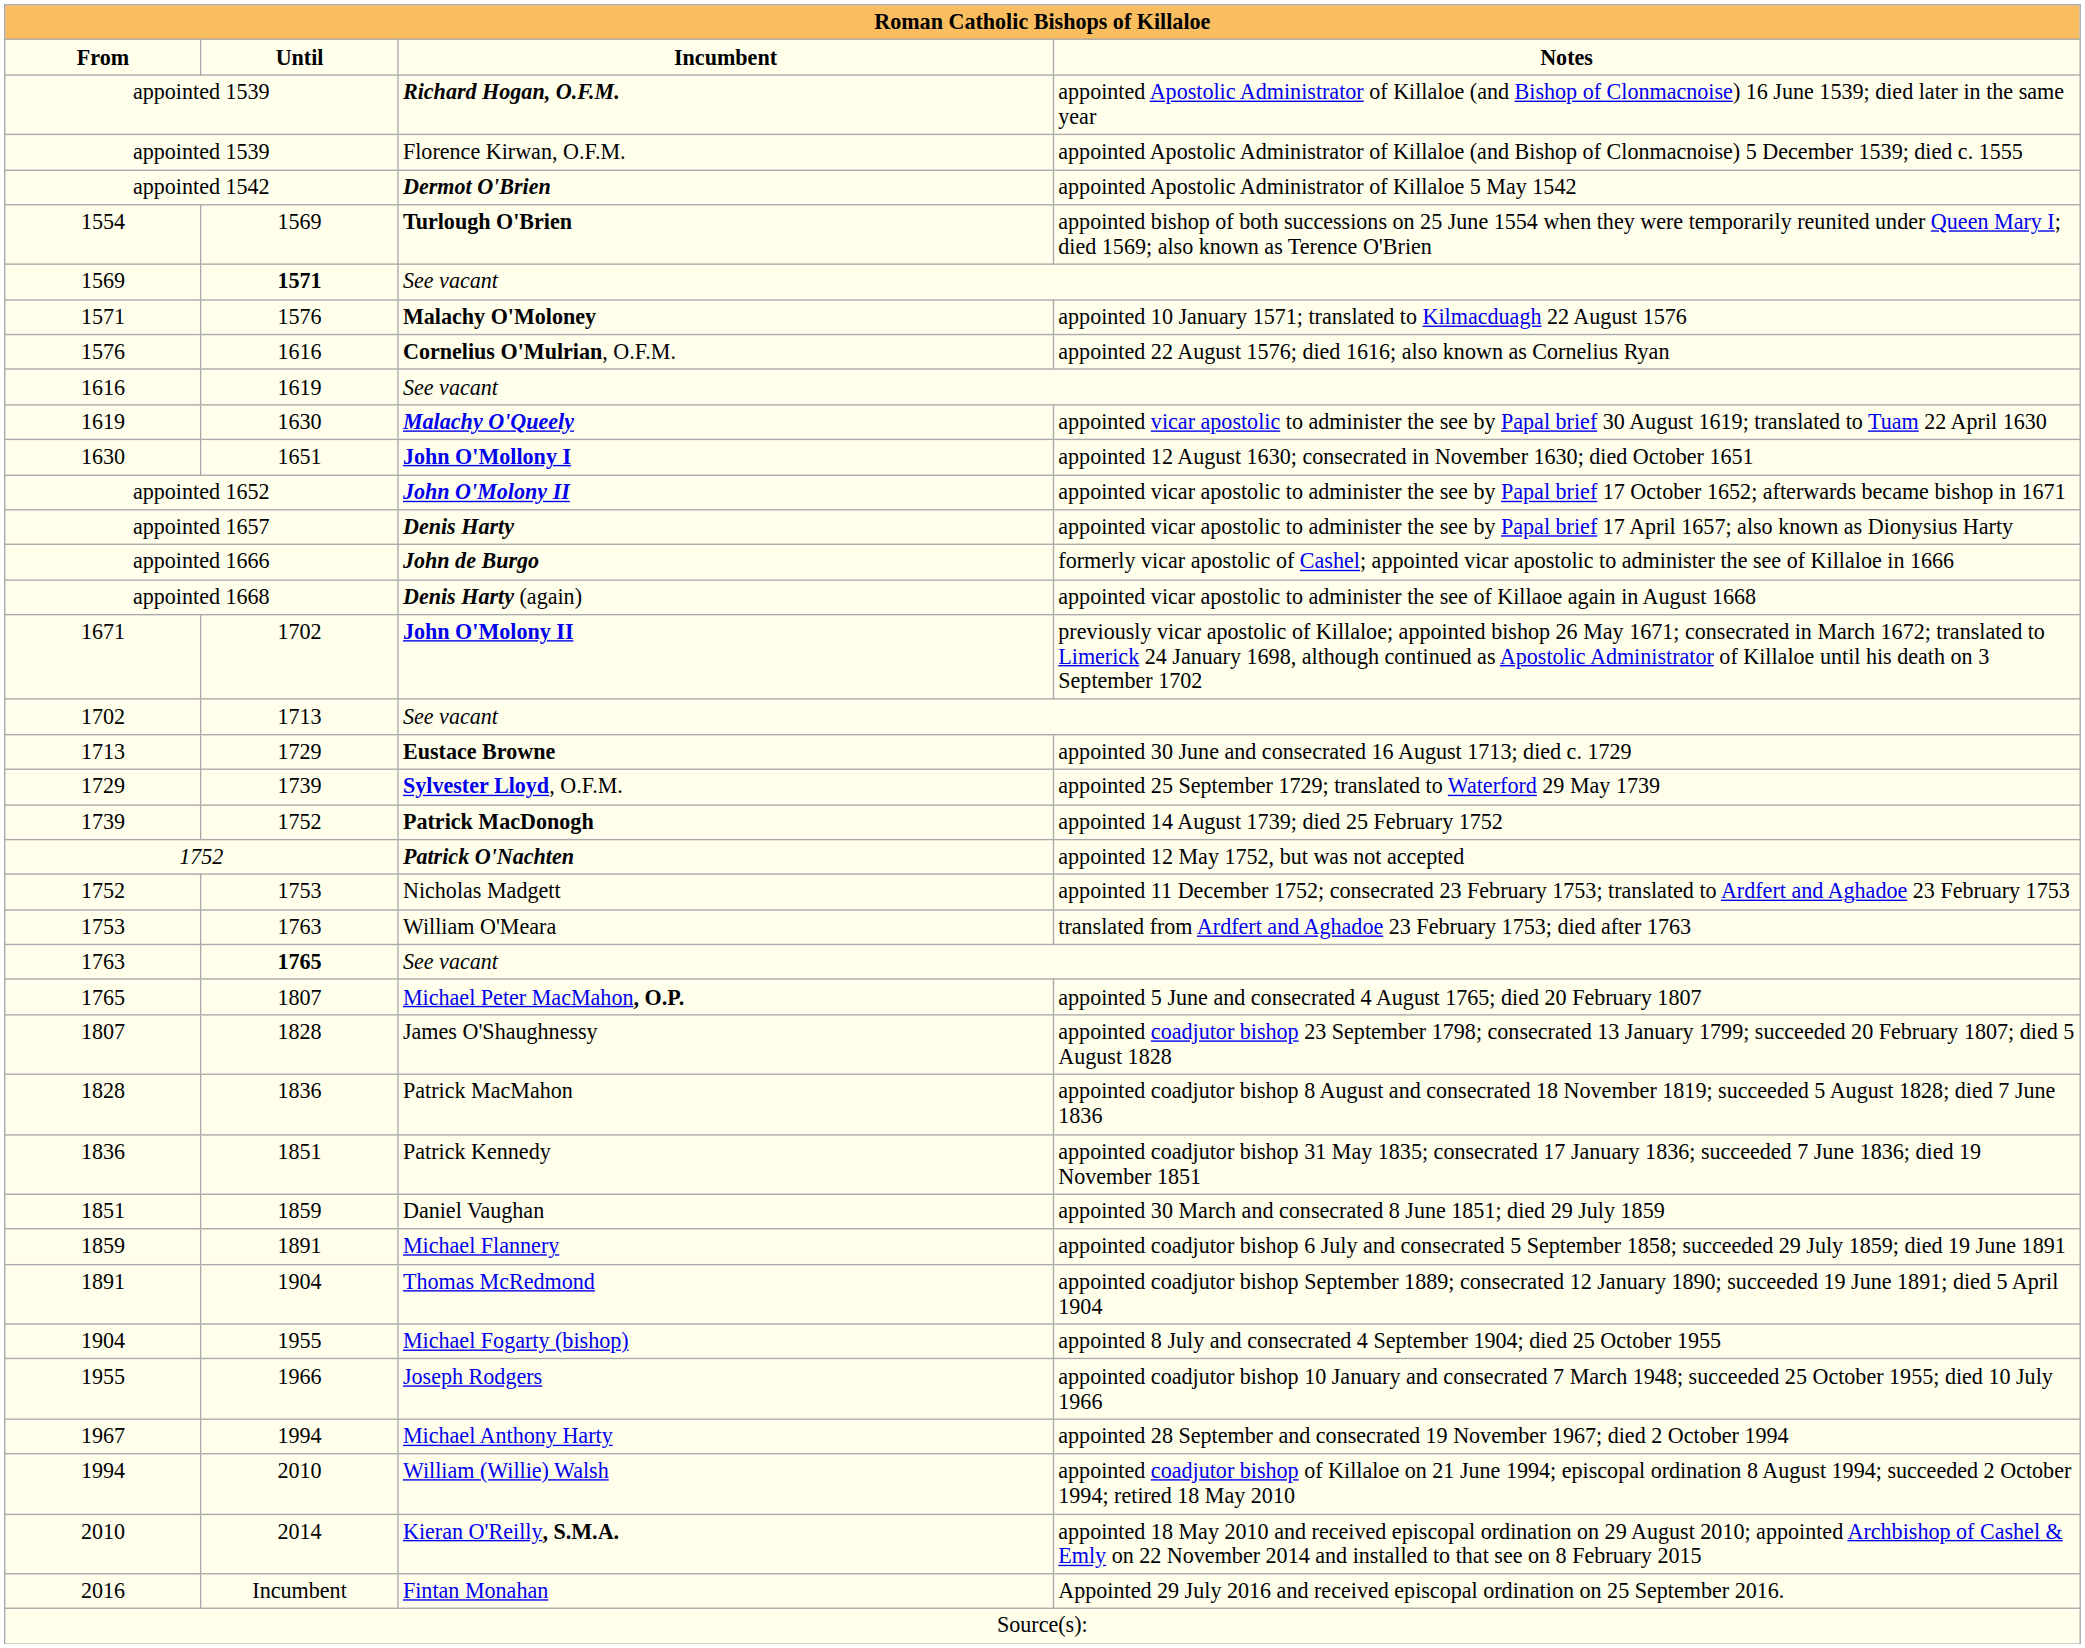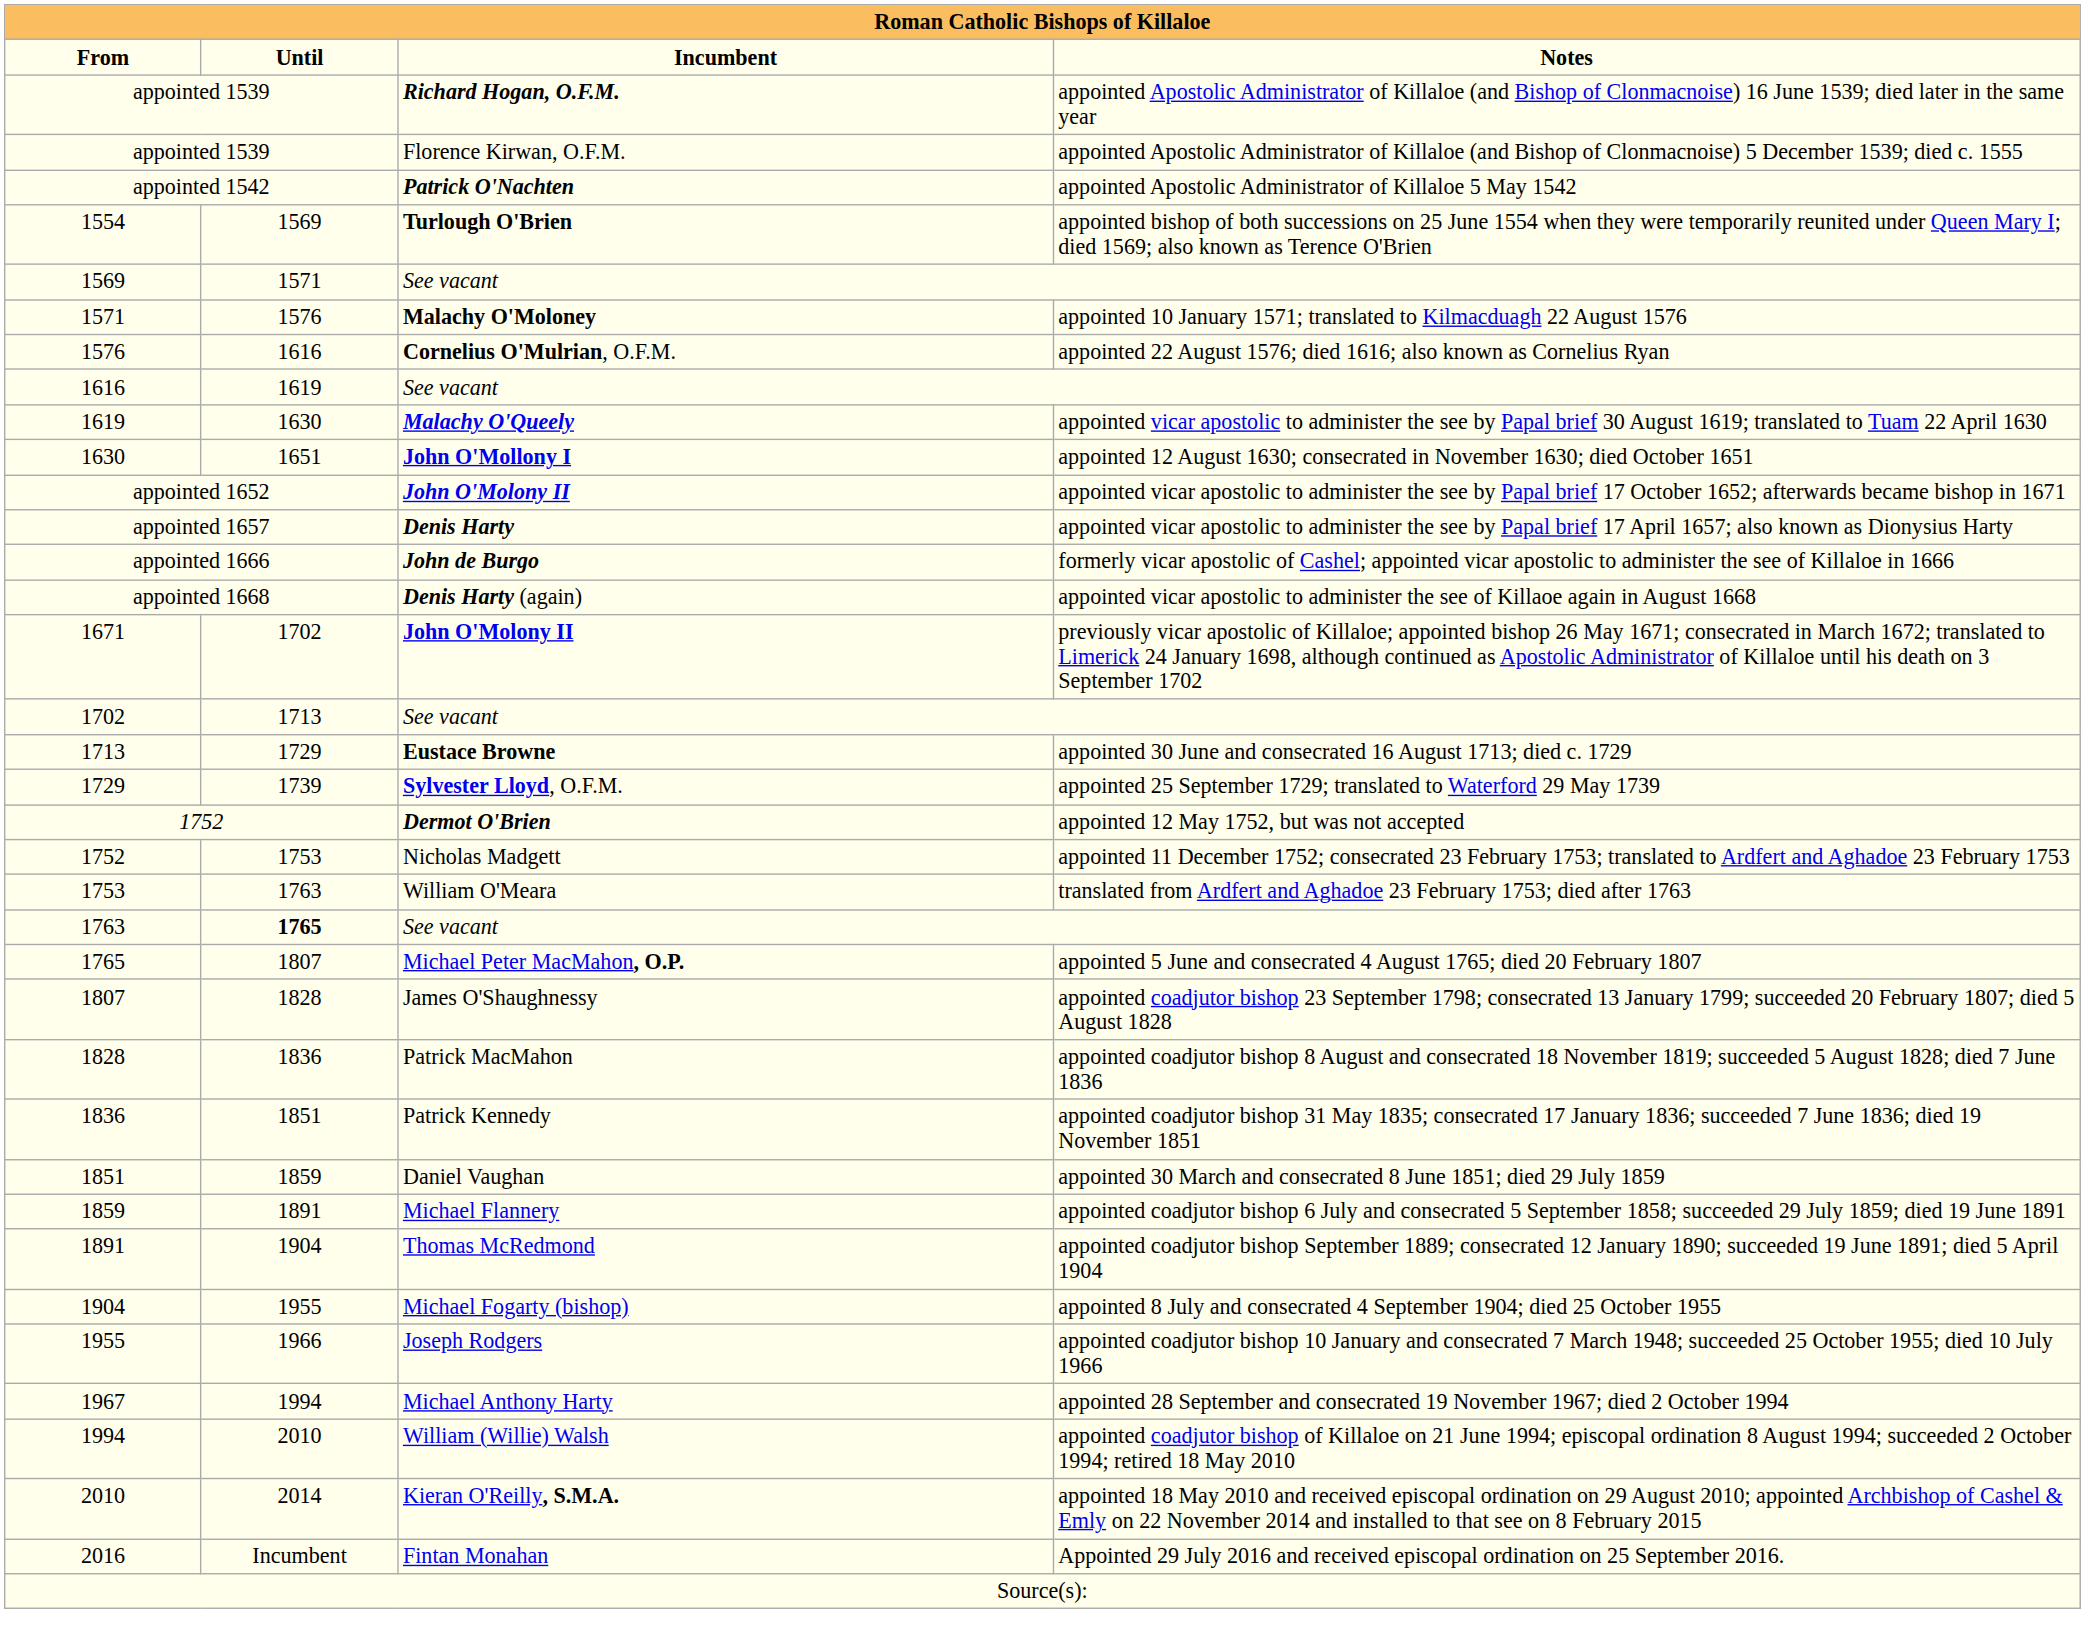(477, 186) Dermot O'Brien -> (489, 186) Patrick O'Nachten
(300, 281) bold -> (300, 281) normal
- row: (103, 821)
(489, 856) Patrick O'Nachten -> (477, 821) Dermot O'Brien
